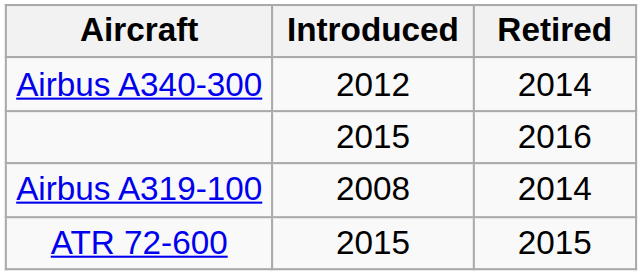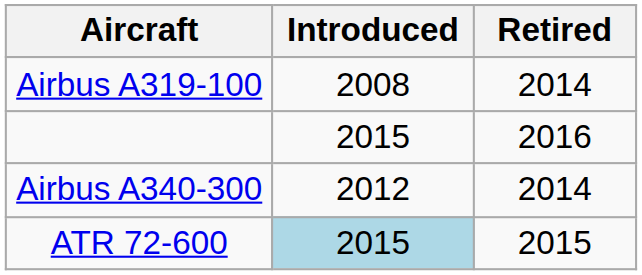rows swapped: (139, 189) <-> (139, 83)
(373, 242) no background -> (373, 242) lightblue background
